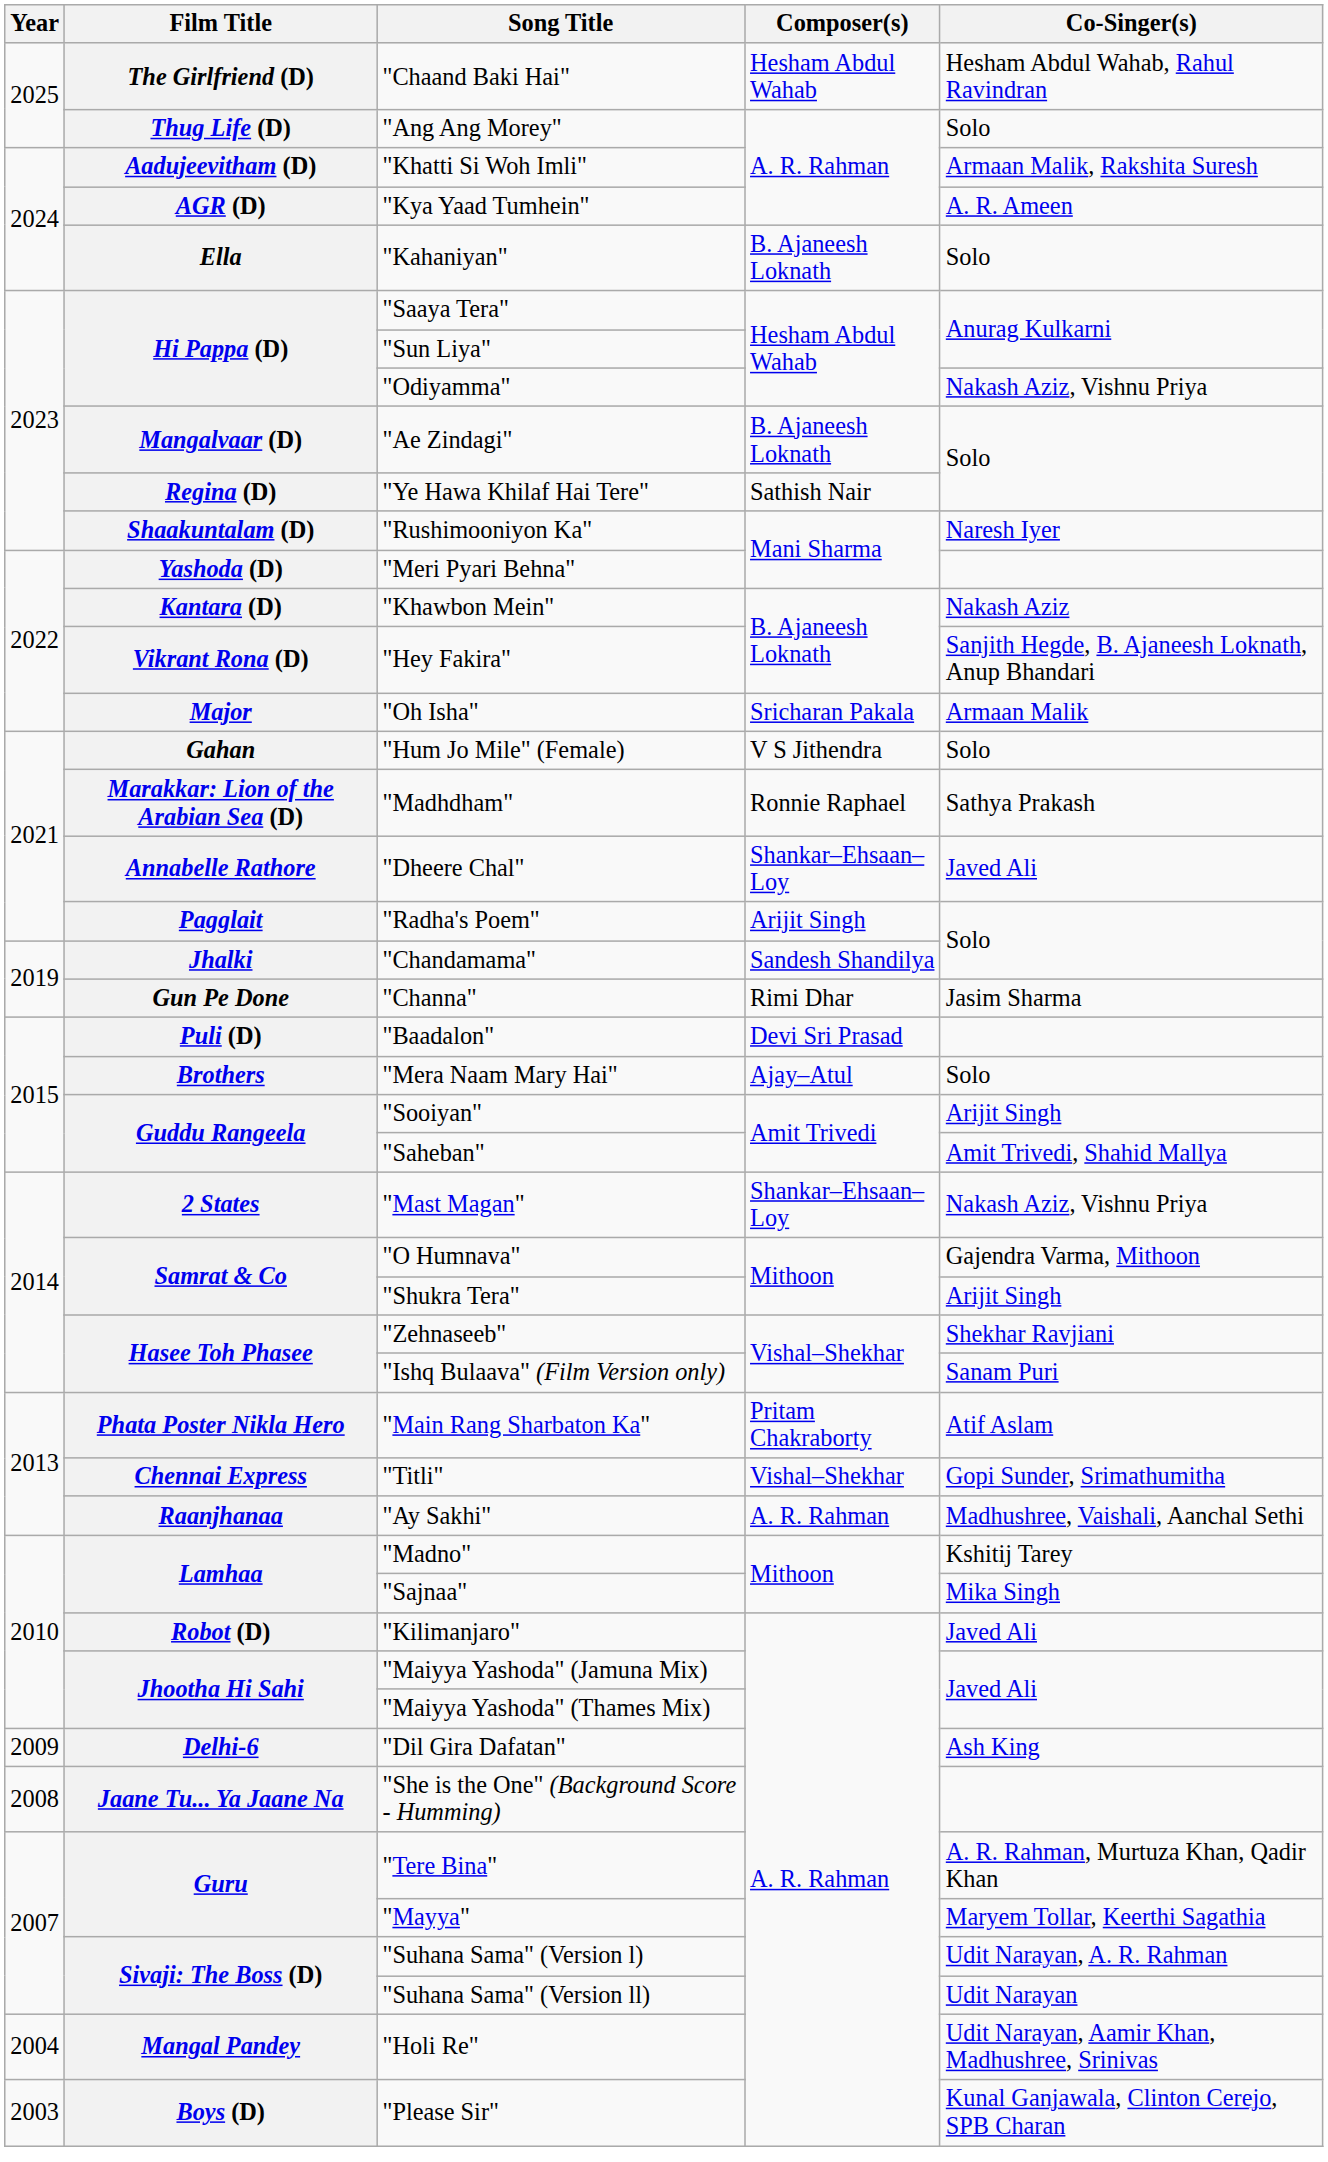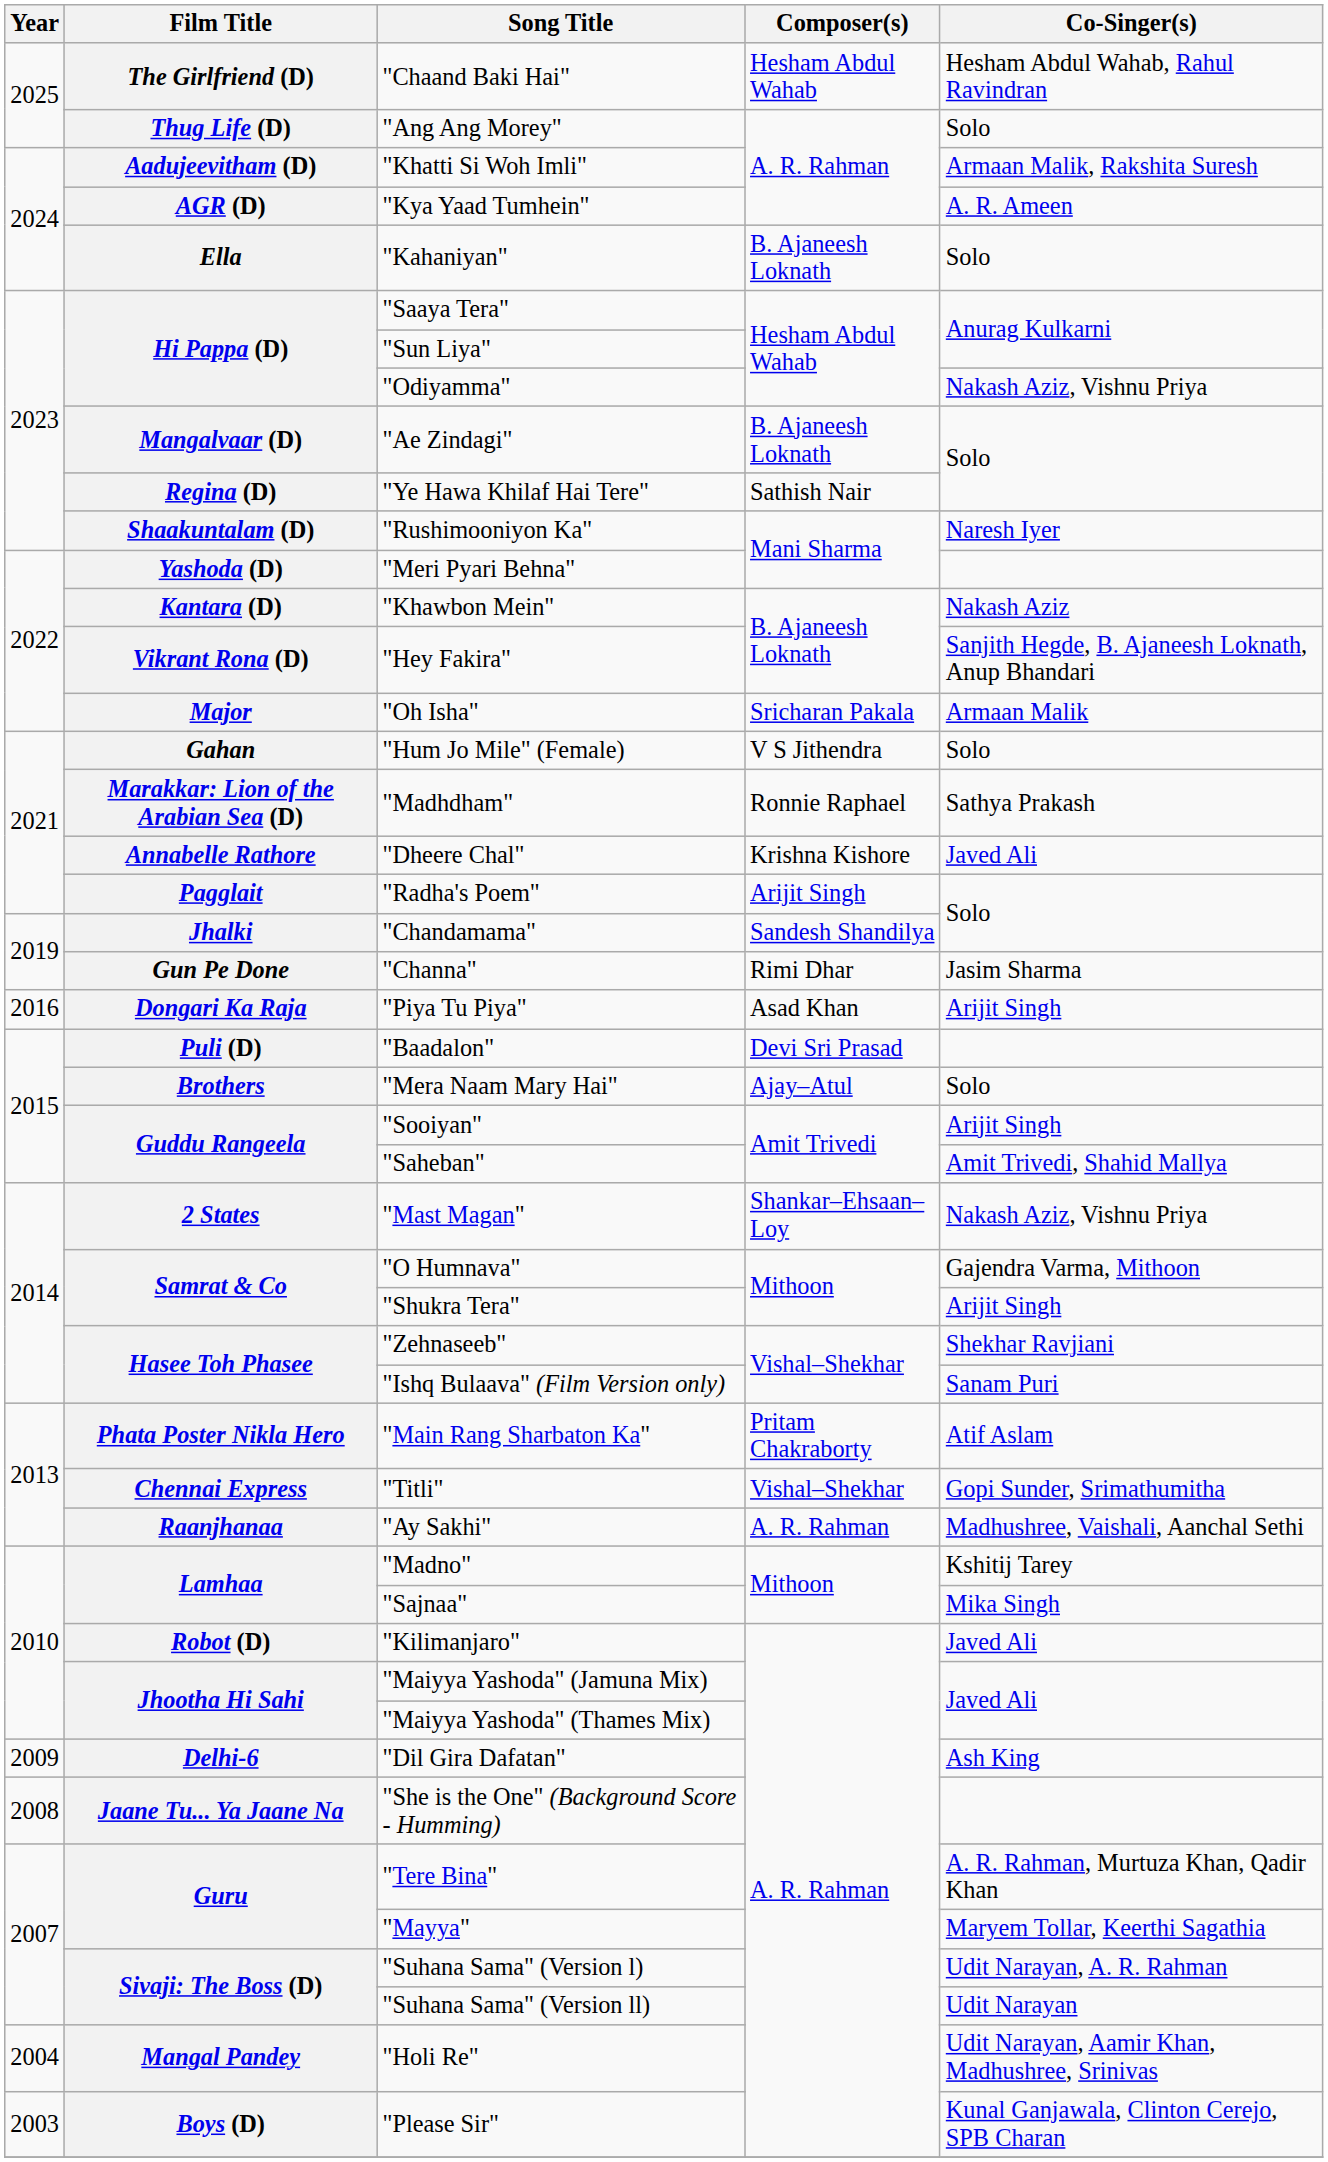(837, 868) Shankar–Ehsaan–Loy -> (830, 854) Krishna Kishore
+ row: (455, 1009)
